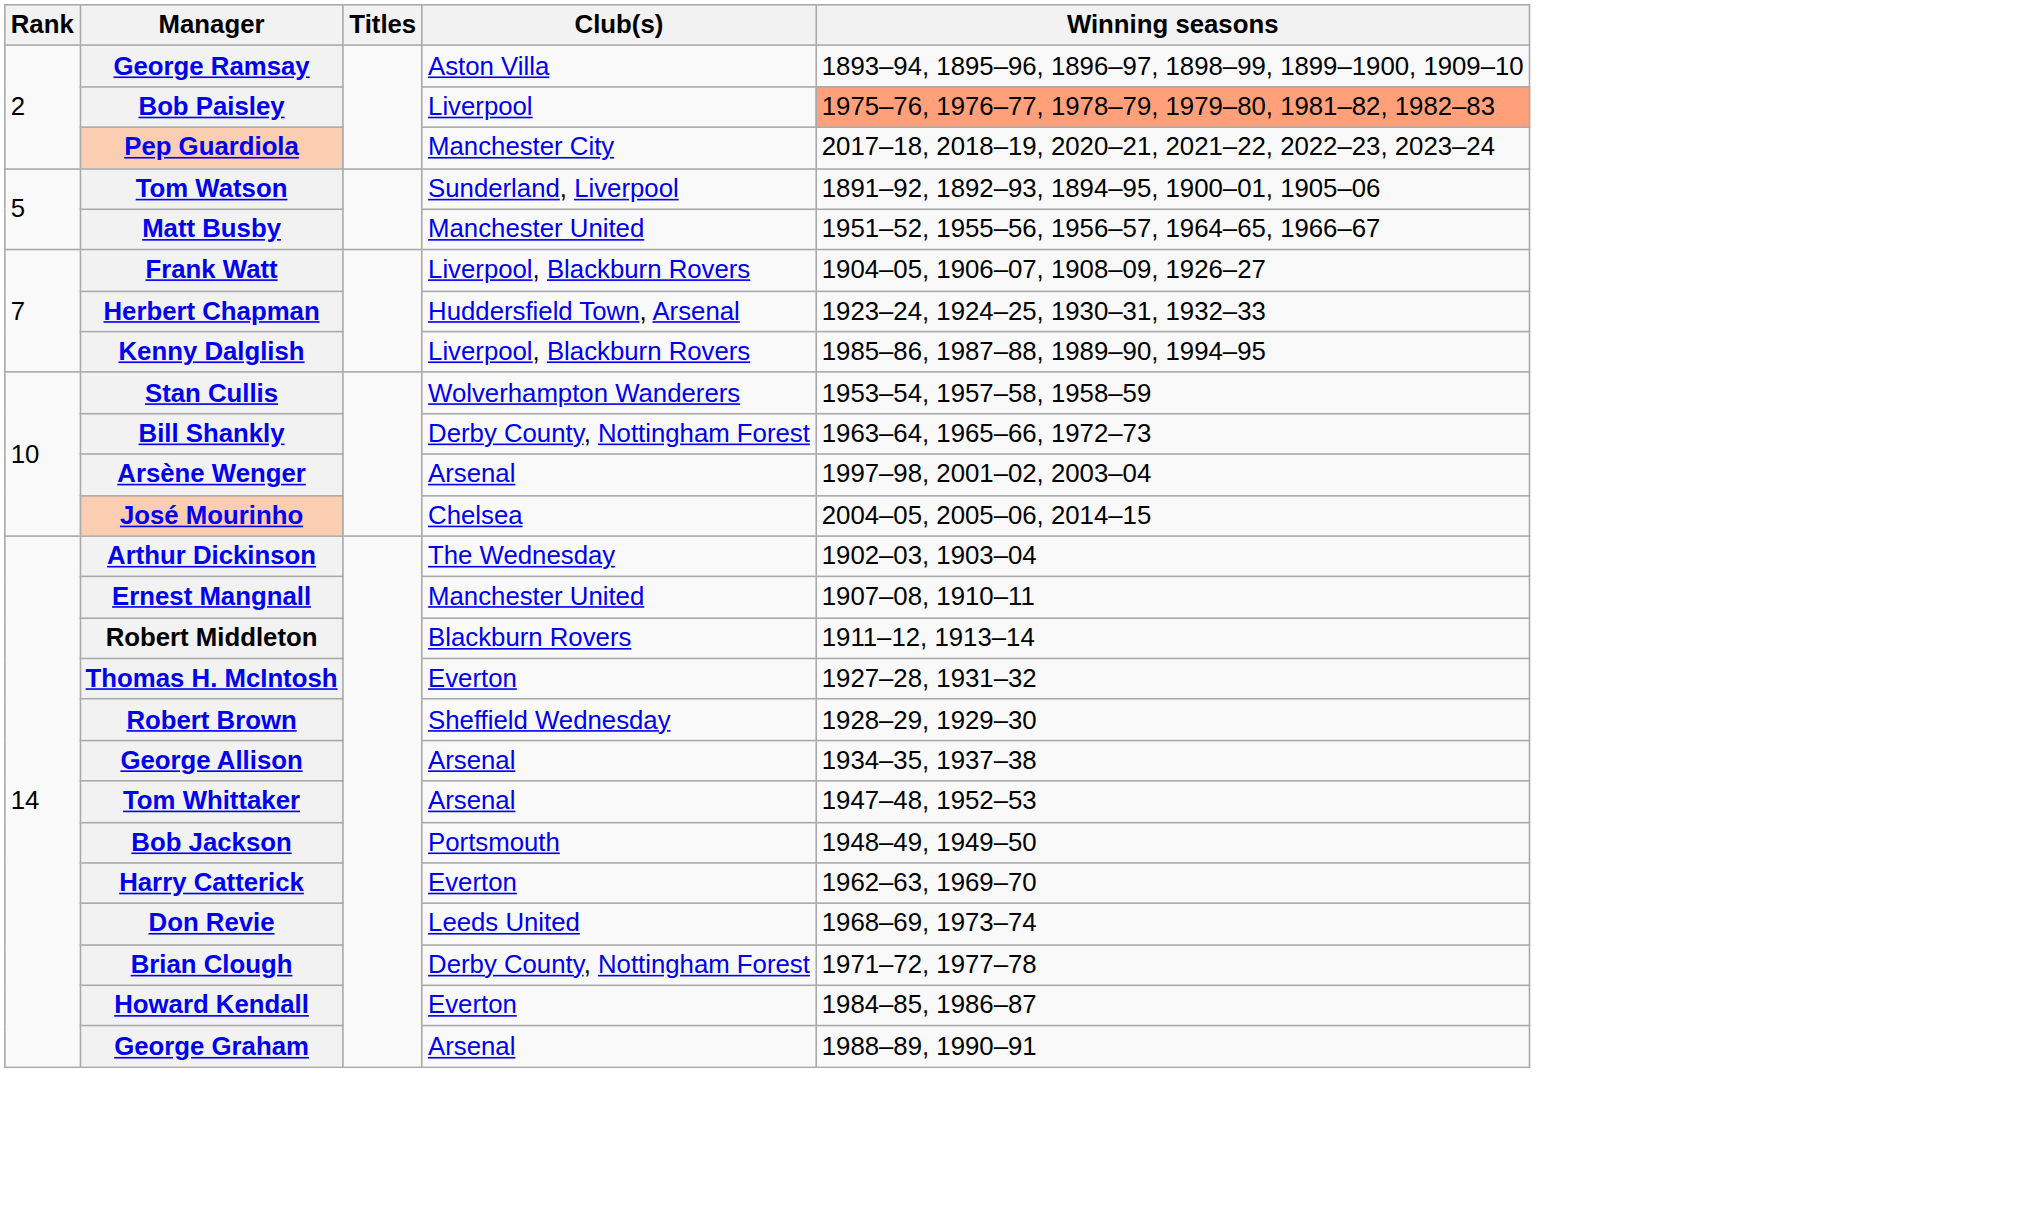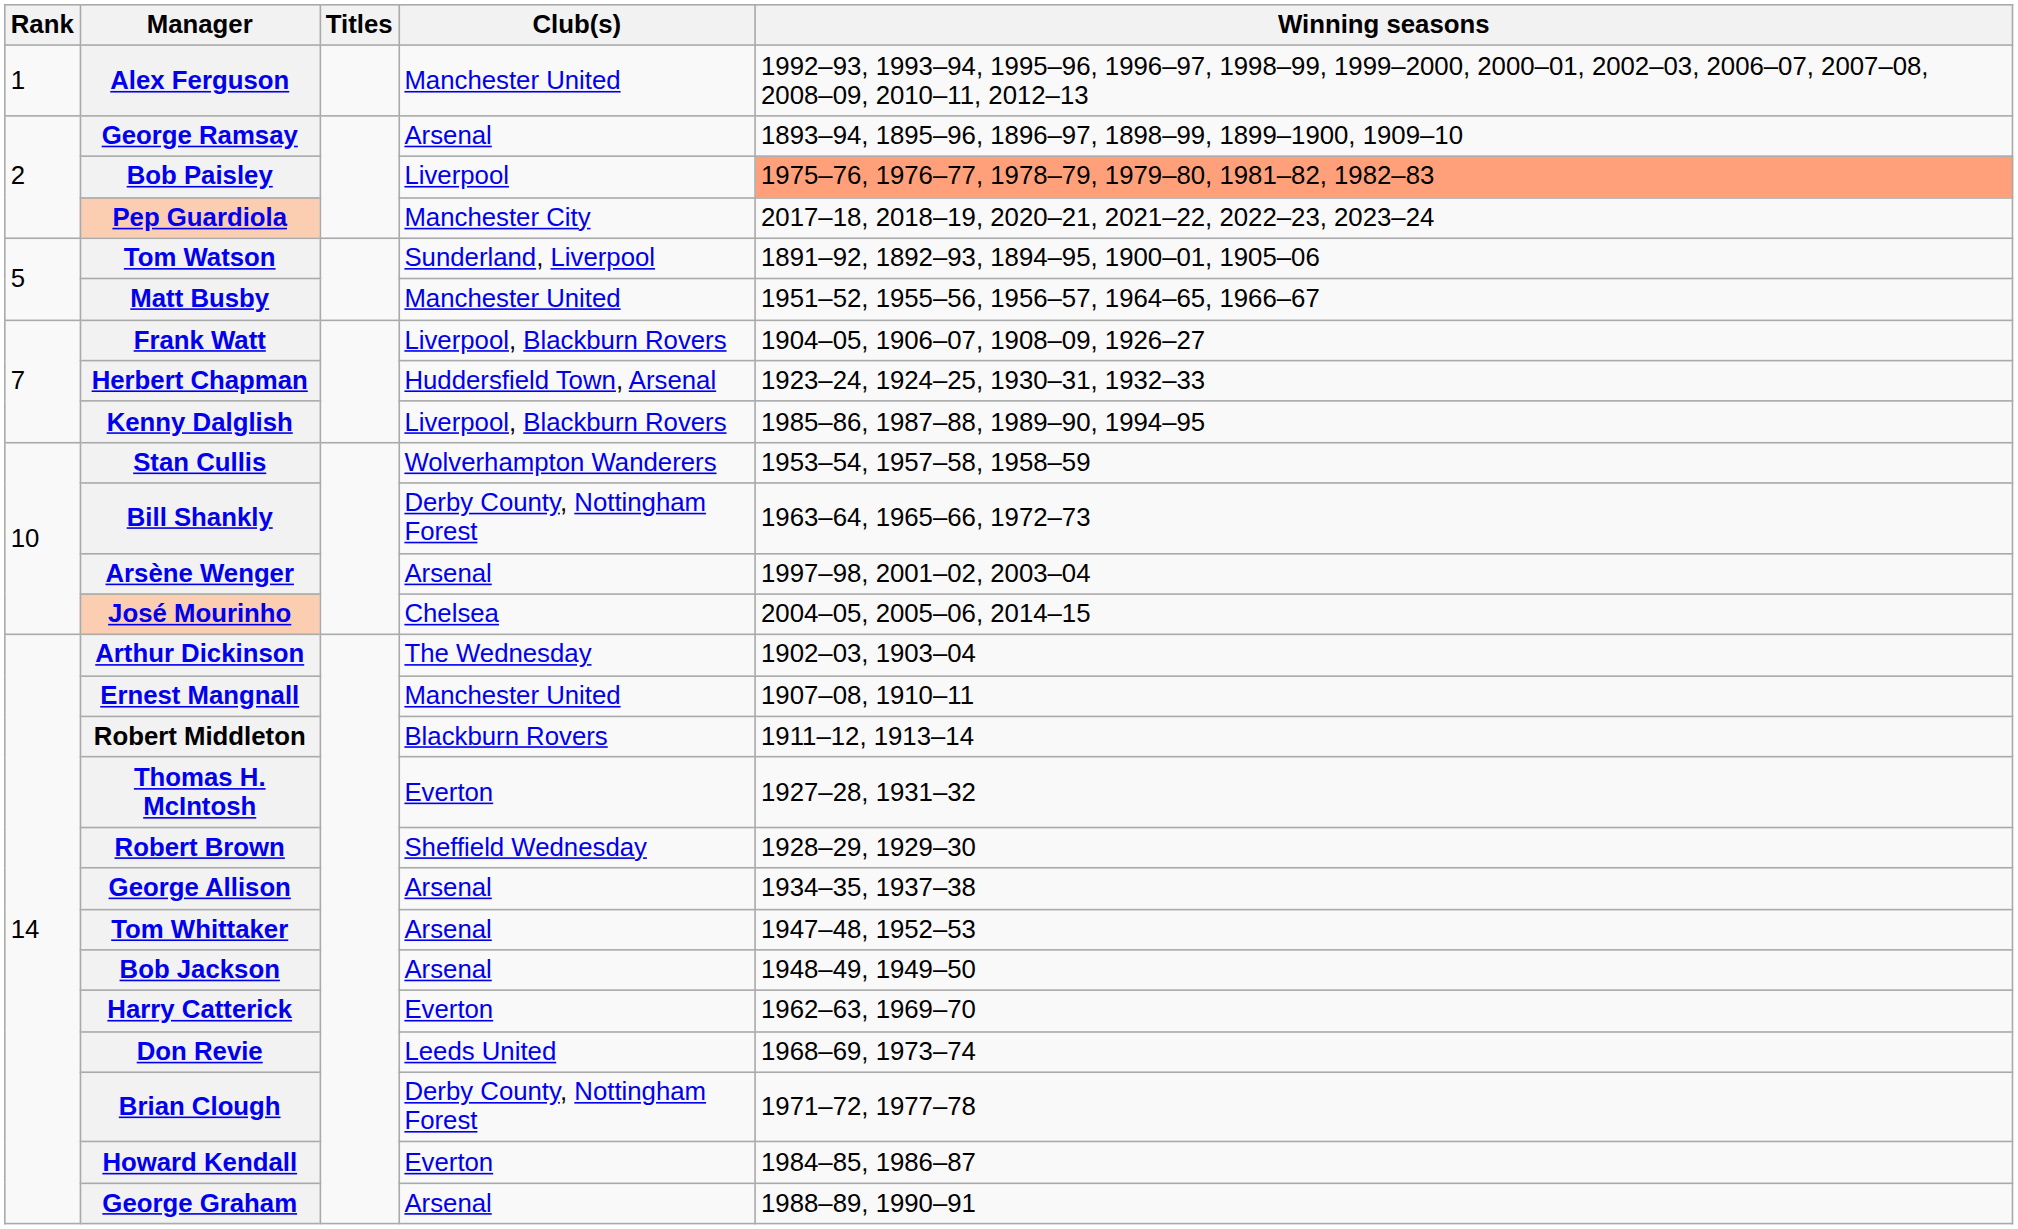+ row: (200, 80)
(489, 65) Aston Villa -> (448, 135) Arsenal
(494, 842) Portsmouth -> (448, 969) Arsenal
